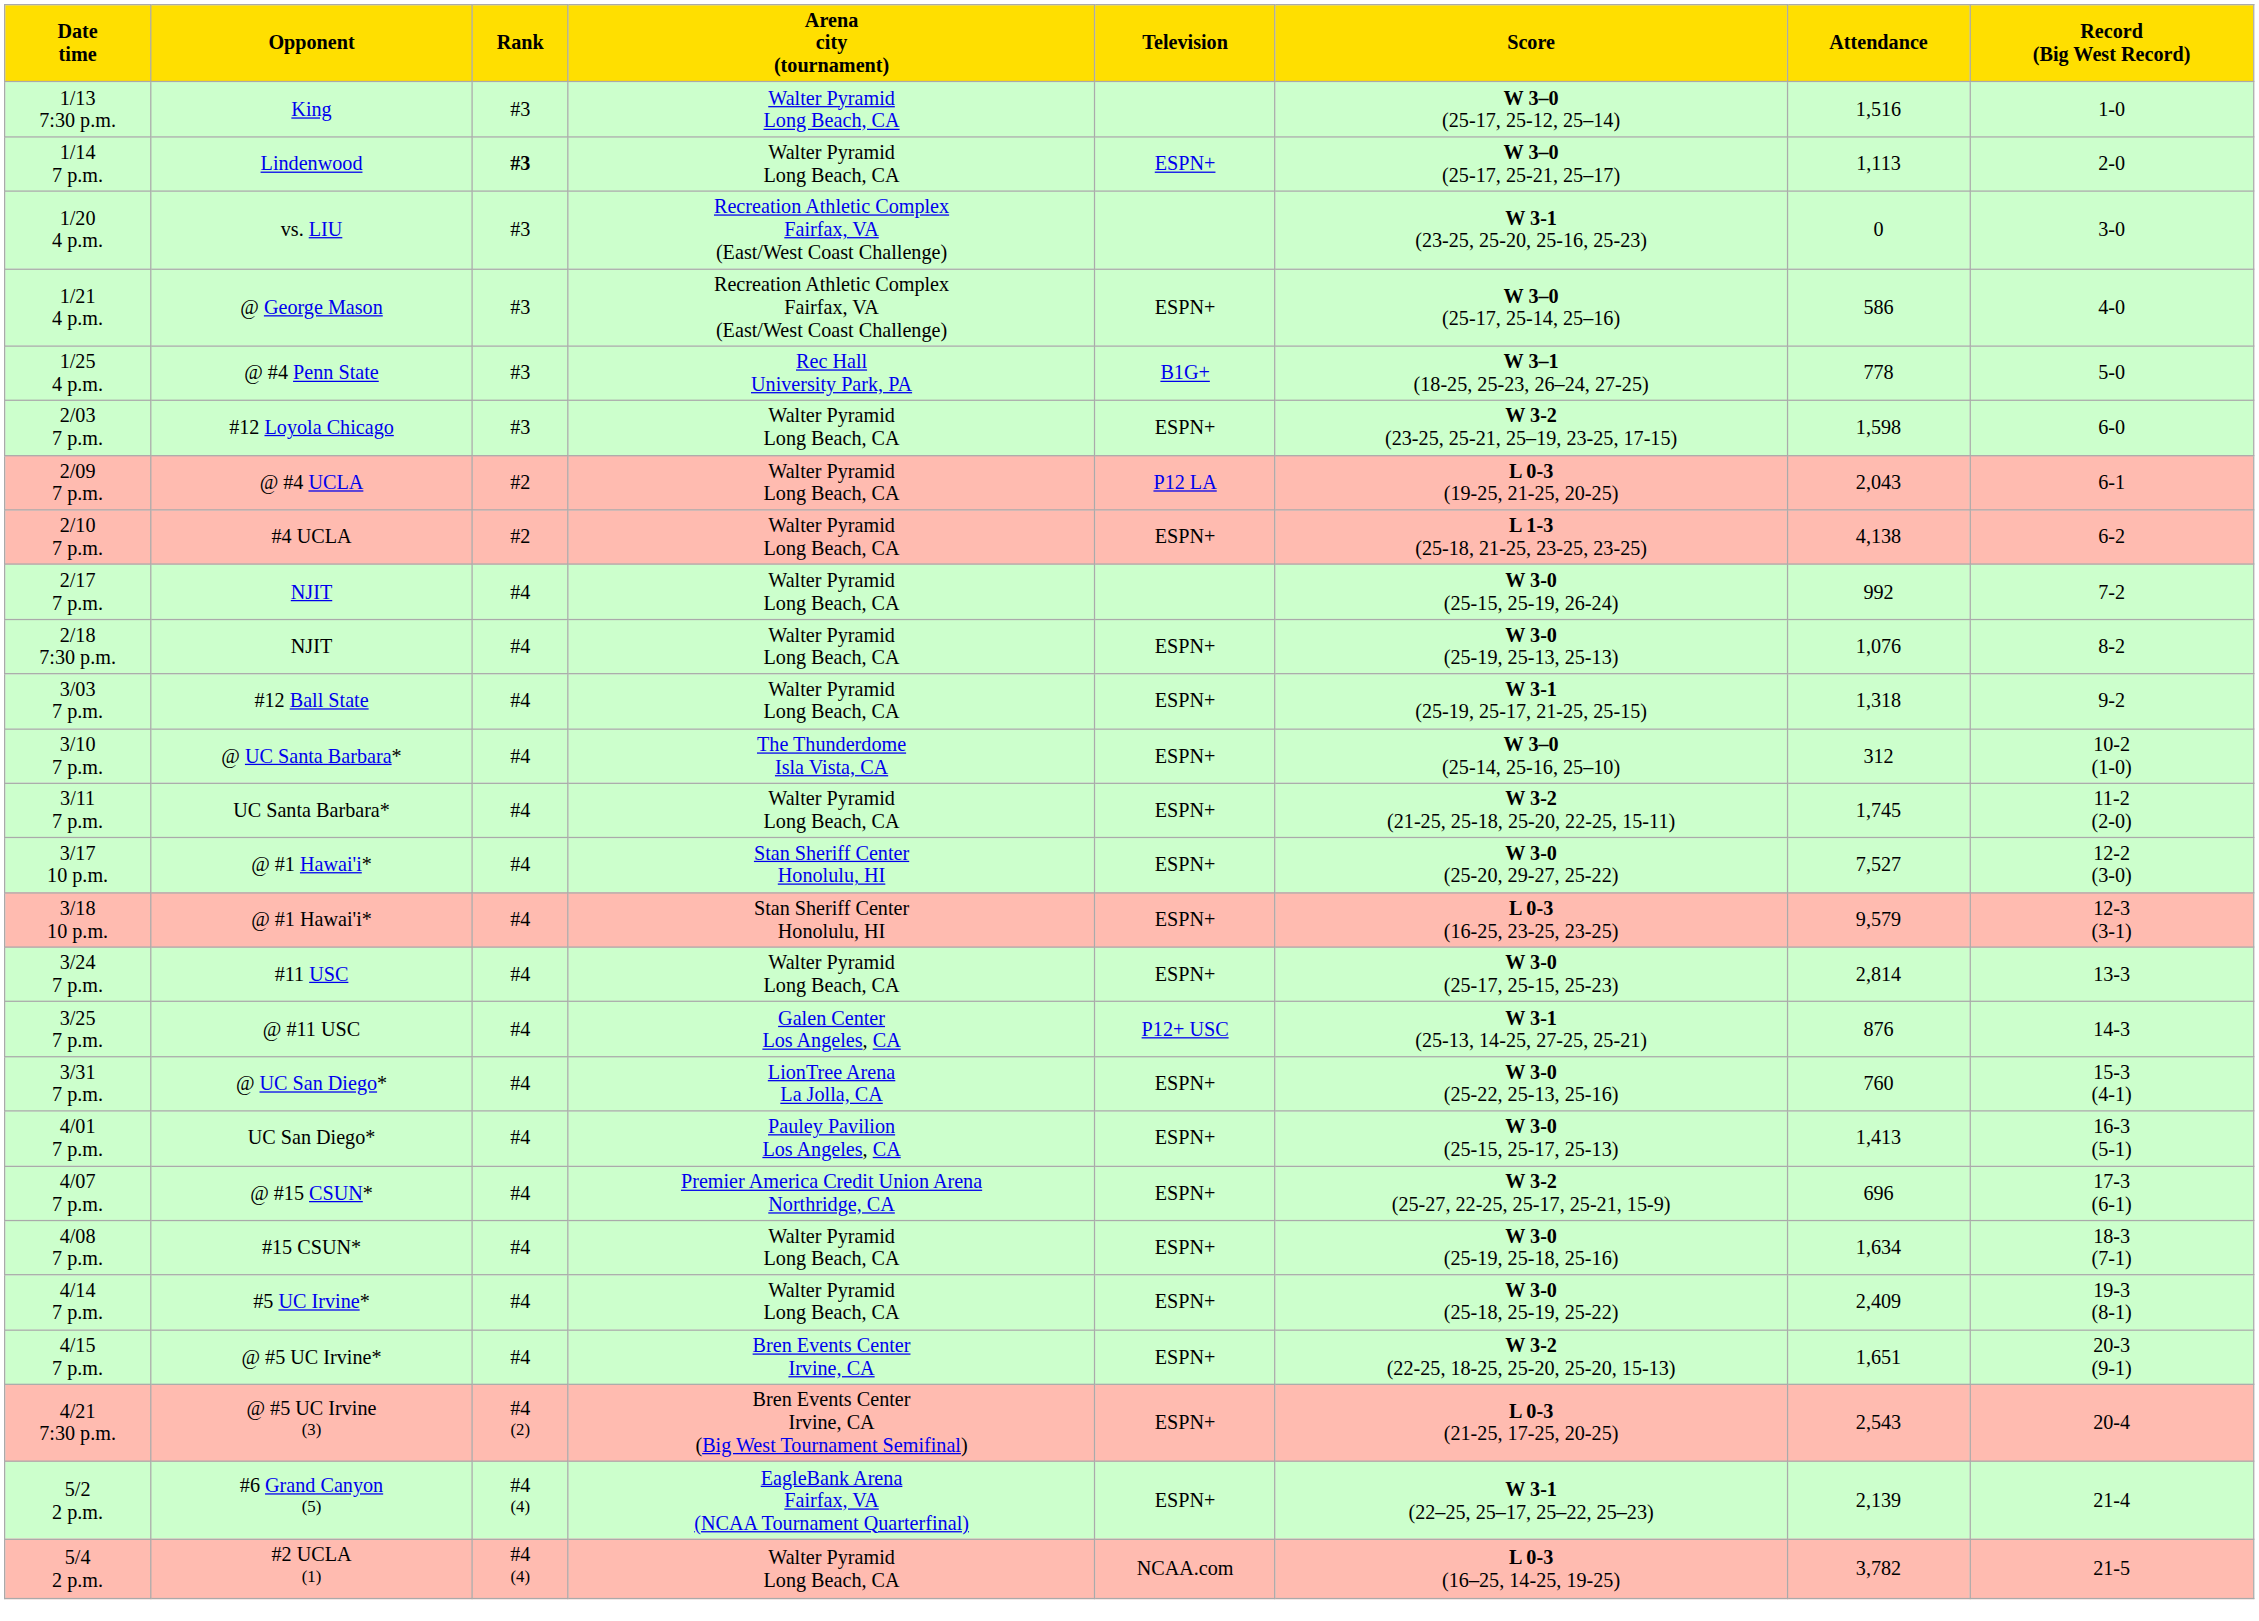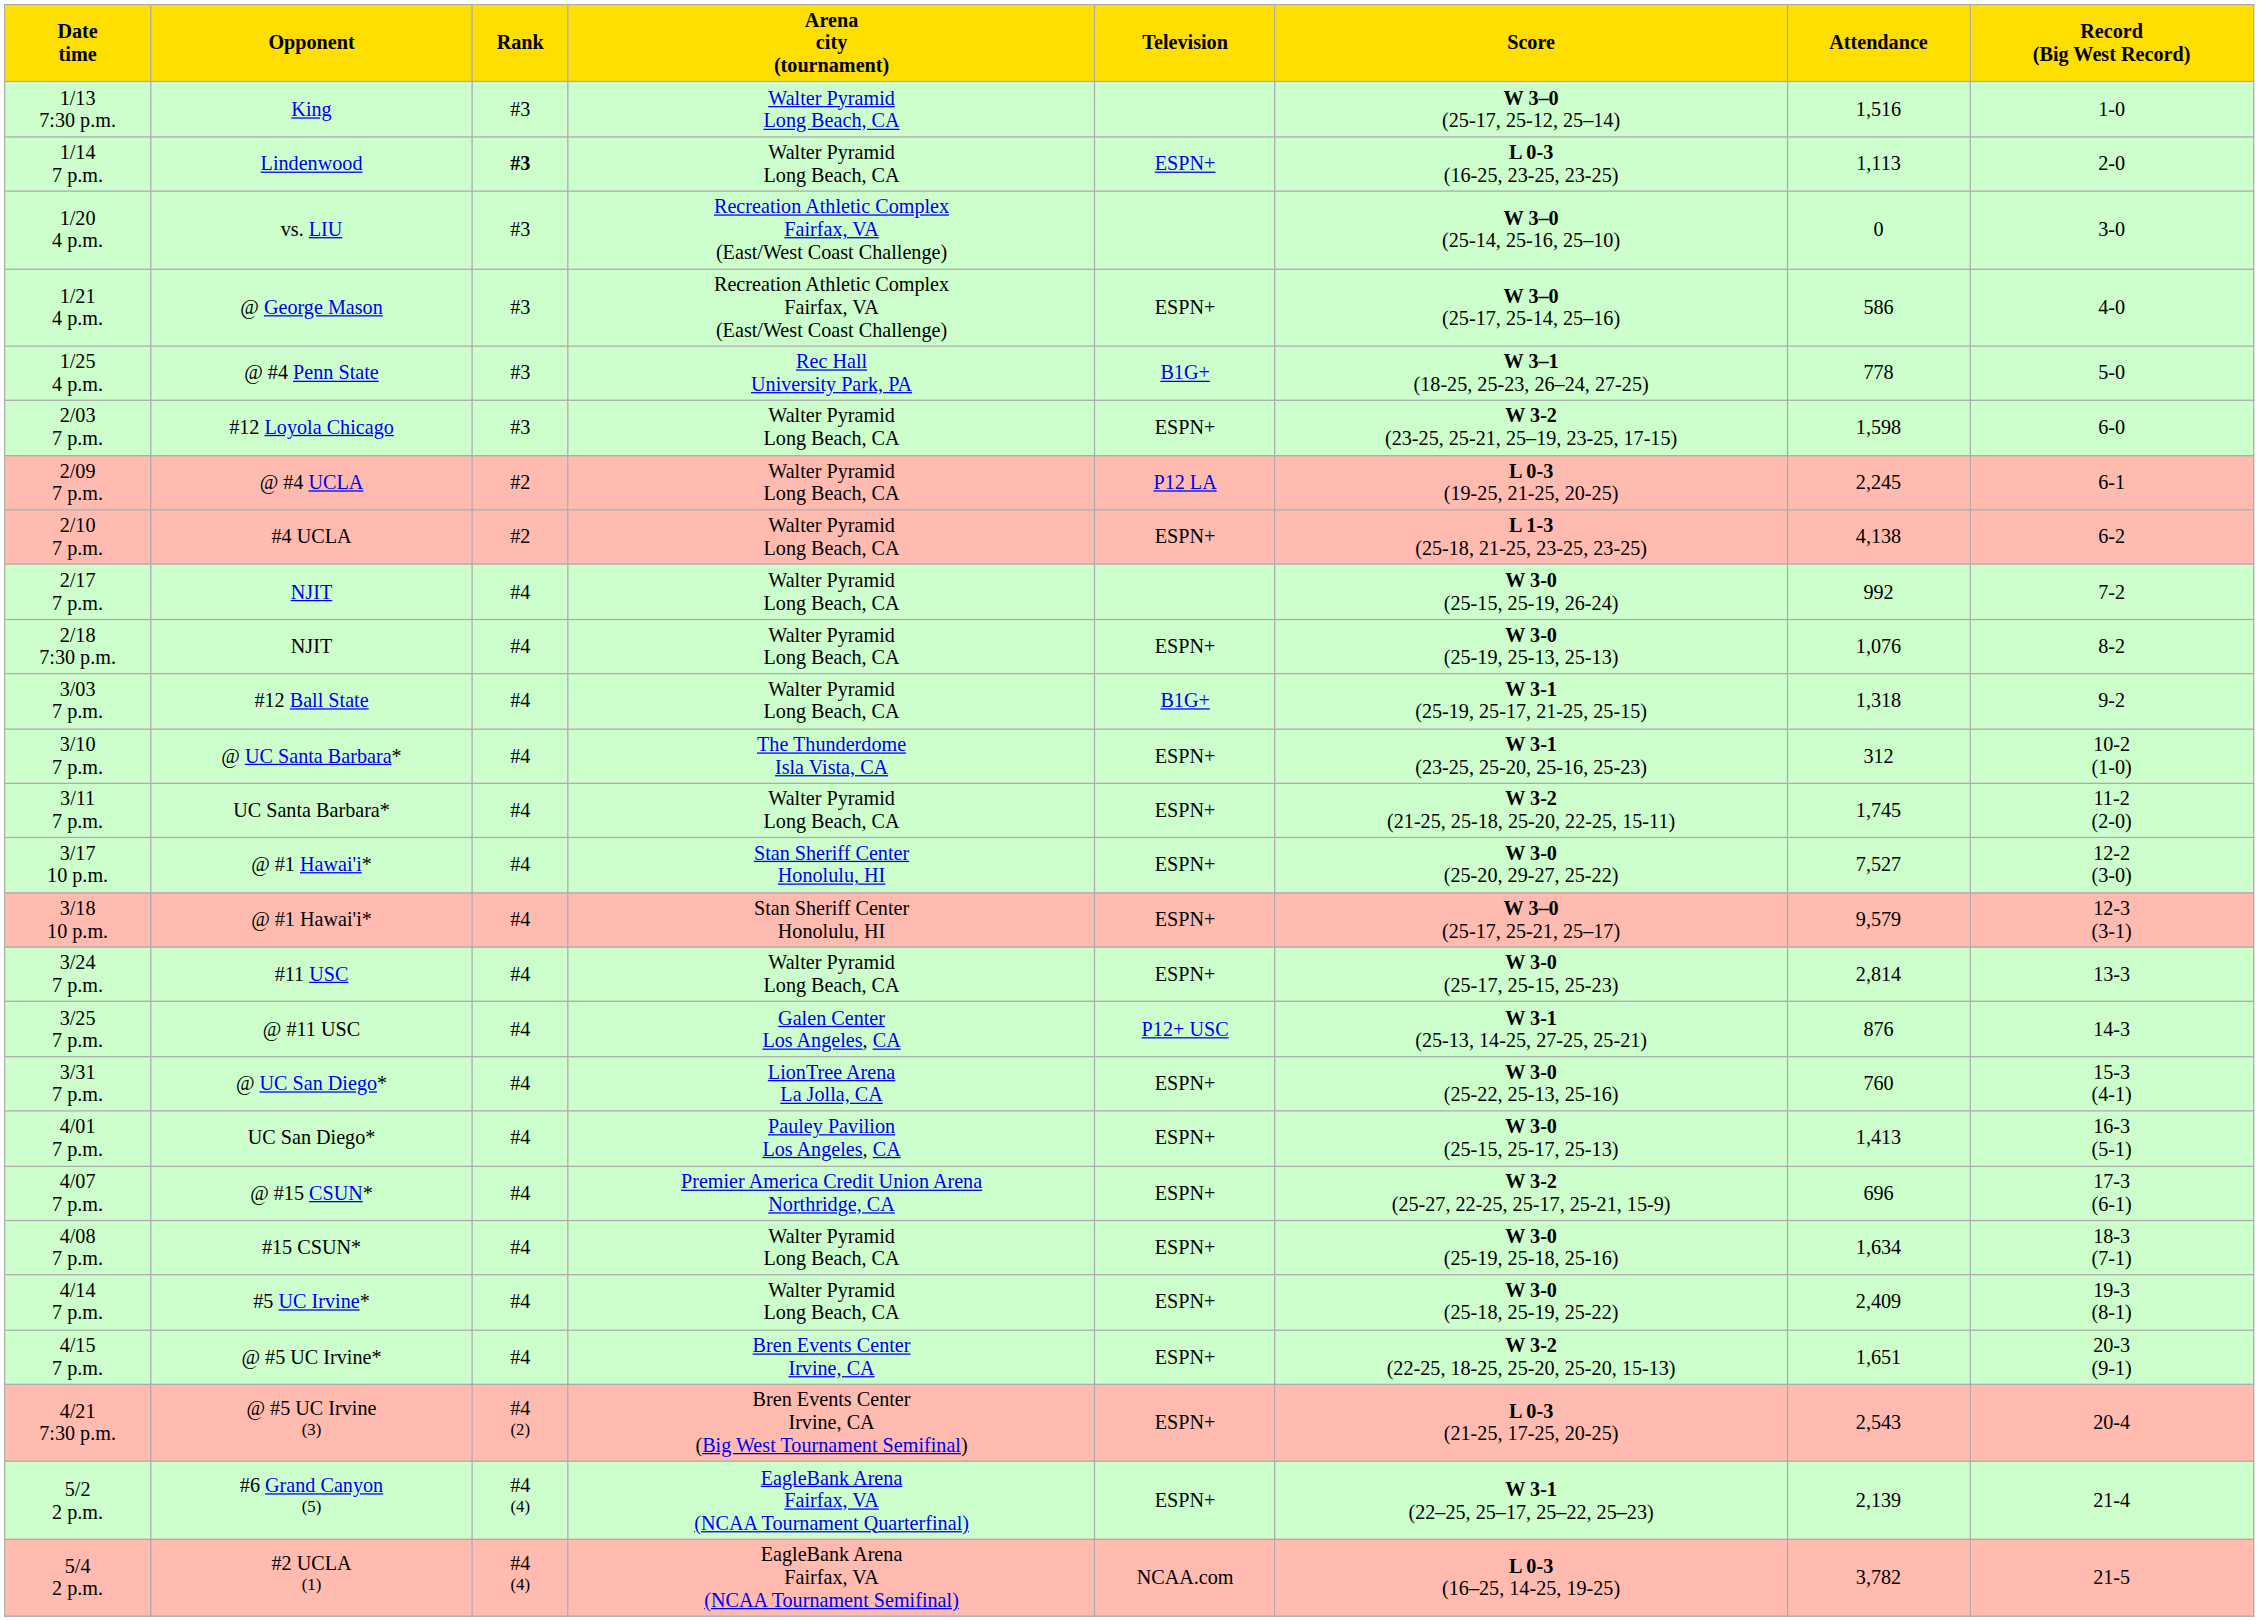(1531, 163) W 3–0 (25-17, 25-21, 25–17) -> (1531, 163) L 0-3 (16-25, 23-25, 23-25)
(1531, 229) W 3-1 (23-25, 25-20, 25-16, 25-23) -> (1531, 229) W 3–0 (25-14, 25-16, 25–10)
(1879, 482) 2,043 -> (1879, 482) 2,245
(1185, 701) ESPN+ -> (1185, 701) B1G+
(1531, 755) W 3–0 (25-14, 25-16, 25–10) -> (1531, 755) W 3-1 (23-25, 25-20, 25-16, 25-23)
(1531, 919) L 0-3 (16-25, 23-25, 23-25) -> (1531, 919) W 3–0 (25-17, 25-21, 25–17)
(832, 1568) Walter Pyramid Long Beach, CA -> (832, 1577) EagleBank Arena Fairfax, VA (NCAA Tournament Semifinal)
